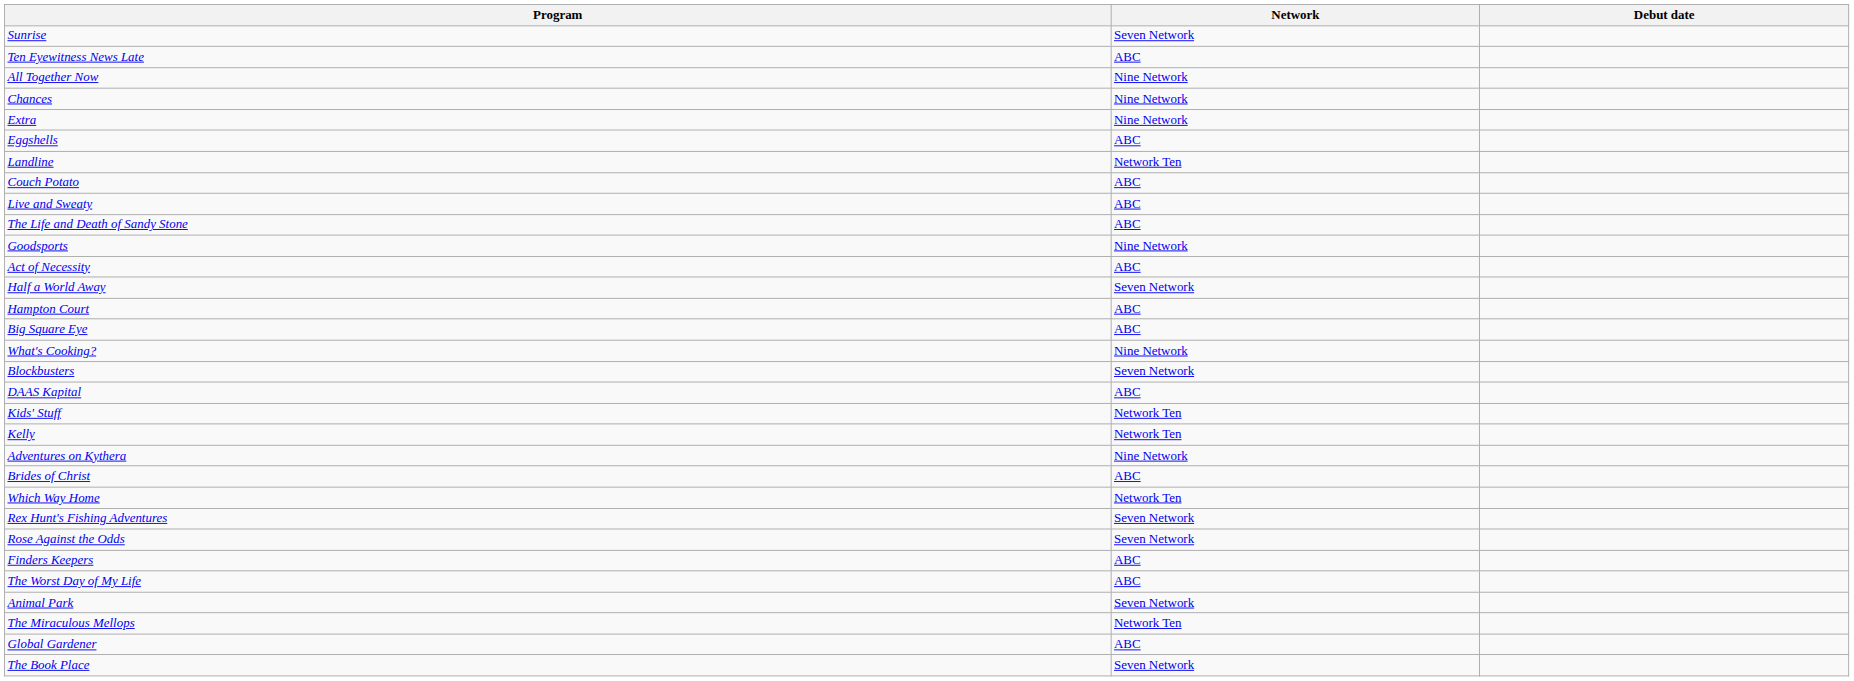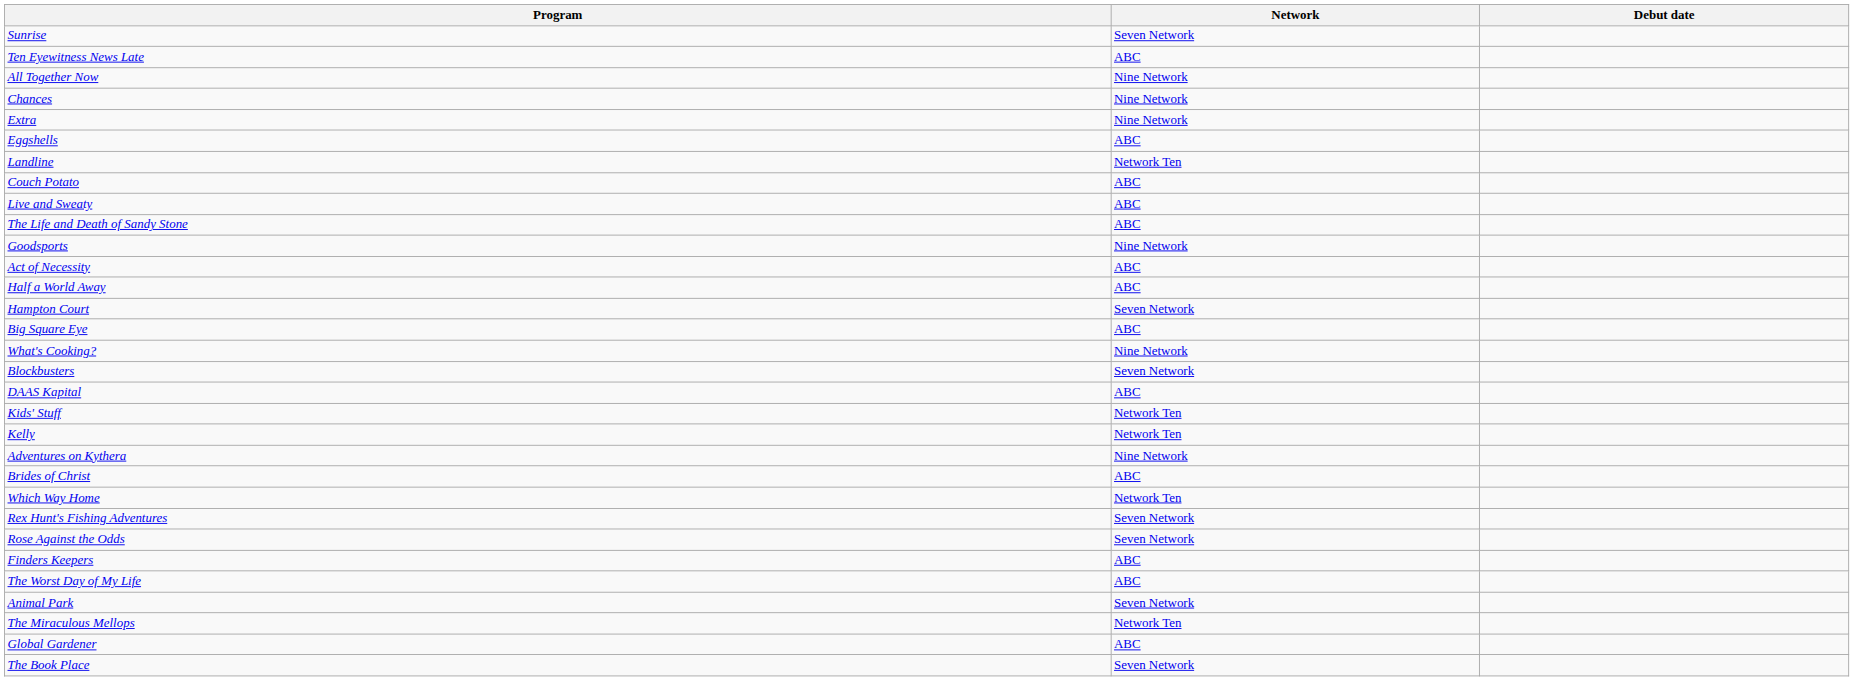(1154, 287) Seven Network -> (1127, 287) ABC
(1127, 308) ABC -> (1154, 308) Seven Network
